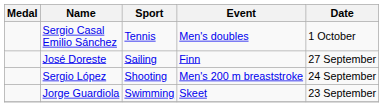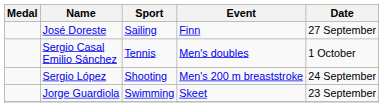rows swapped: (74, 59) <-> (80, 36)
